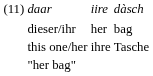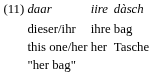(99, 29) her -> (101, 29) ihre
(101, 47) ihre -> (99, 47) her
